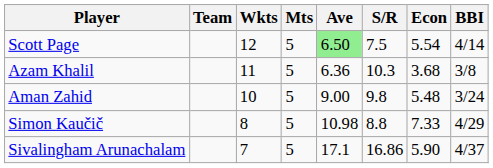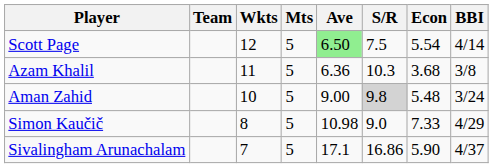(376, 96) no background -> (376, 96) lightgrey background
(376, 123) 8.8 -> (376, 123) 9.0
